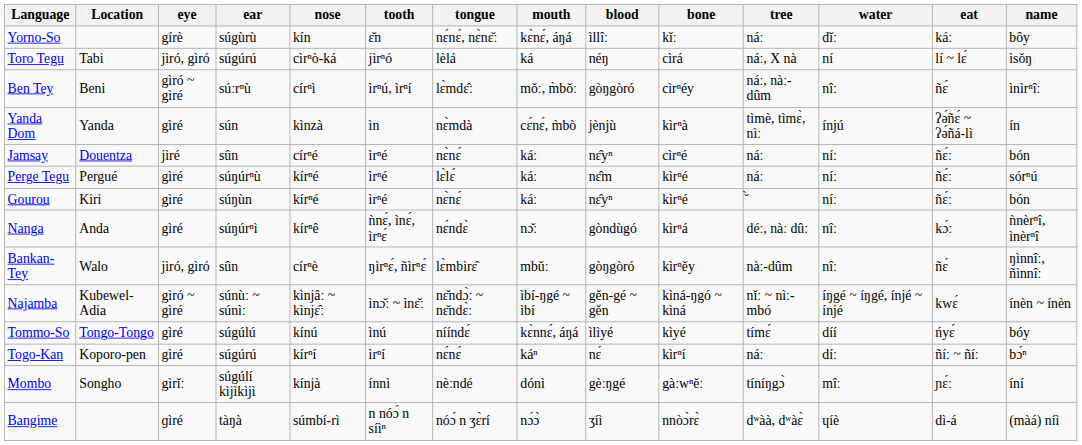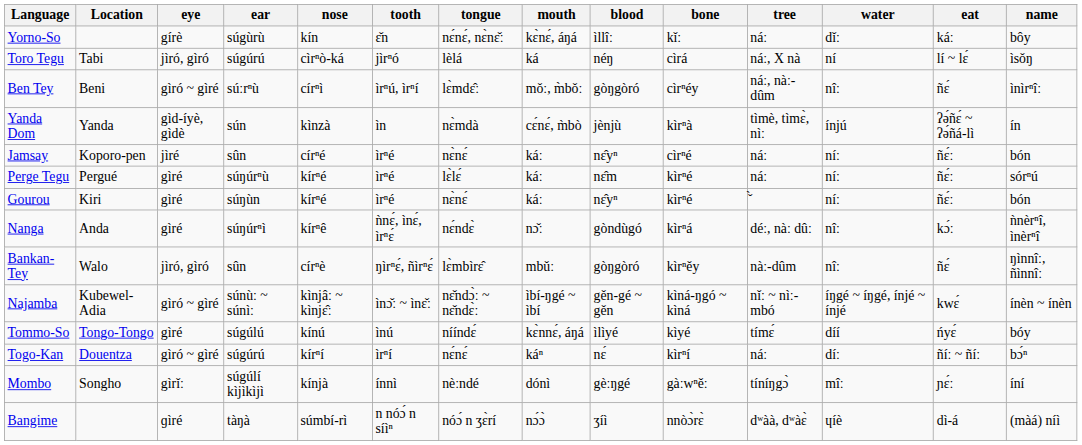(172, 125) gìré -> (182, 125) gìd-íyè, gìdè
(106, 155) Douentza -> (112, 155) Koporo-pen
(113, 354) Koporo-pen -> (105, 354) Douentza
(172, 354) gìré -> (190, 354) gìró ~ gìré
